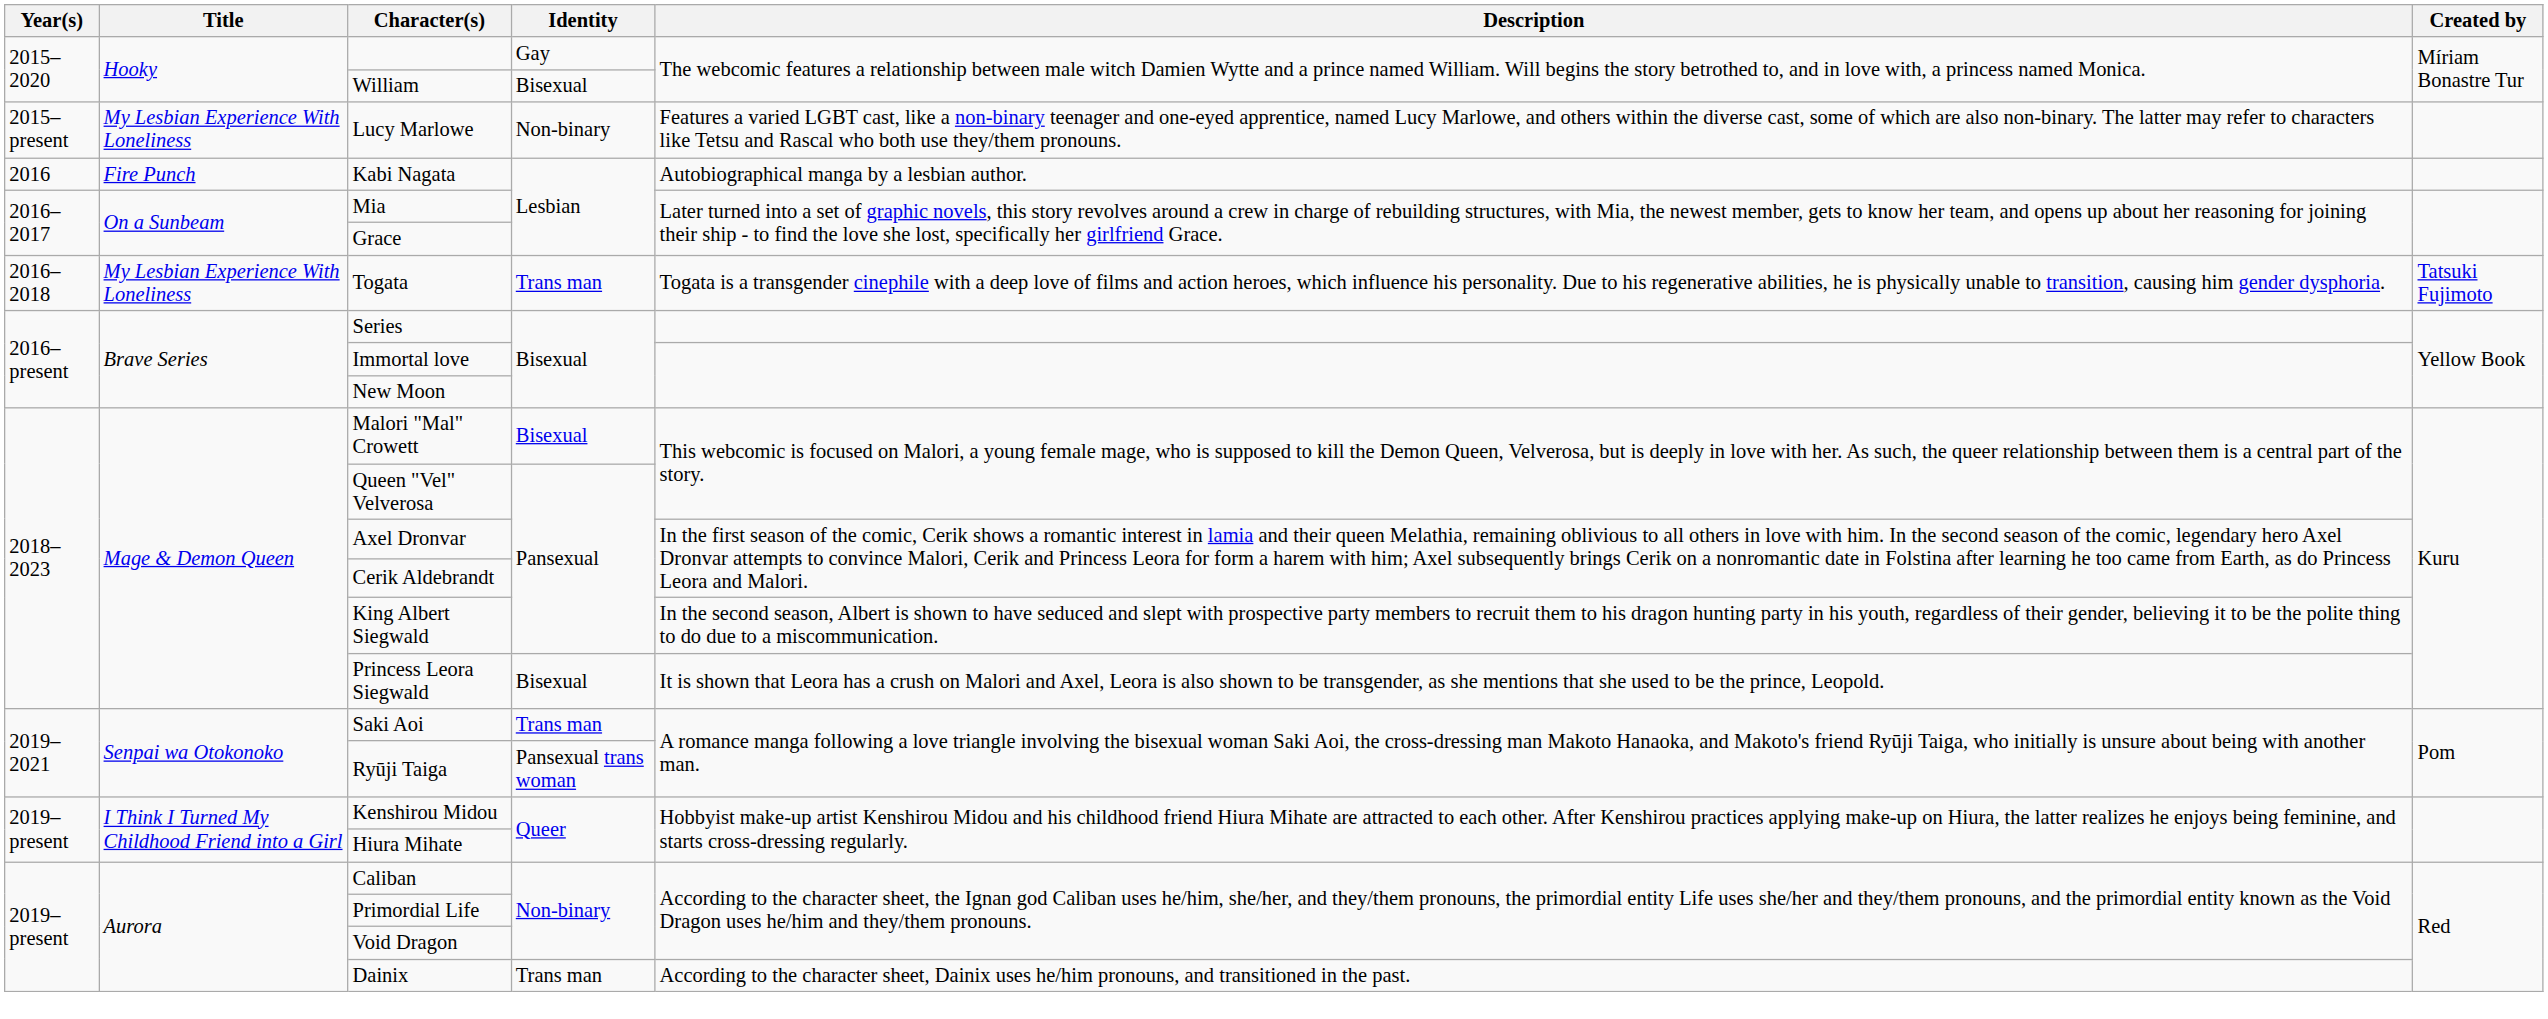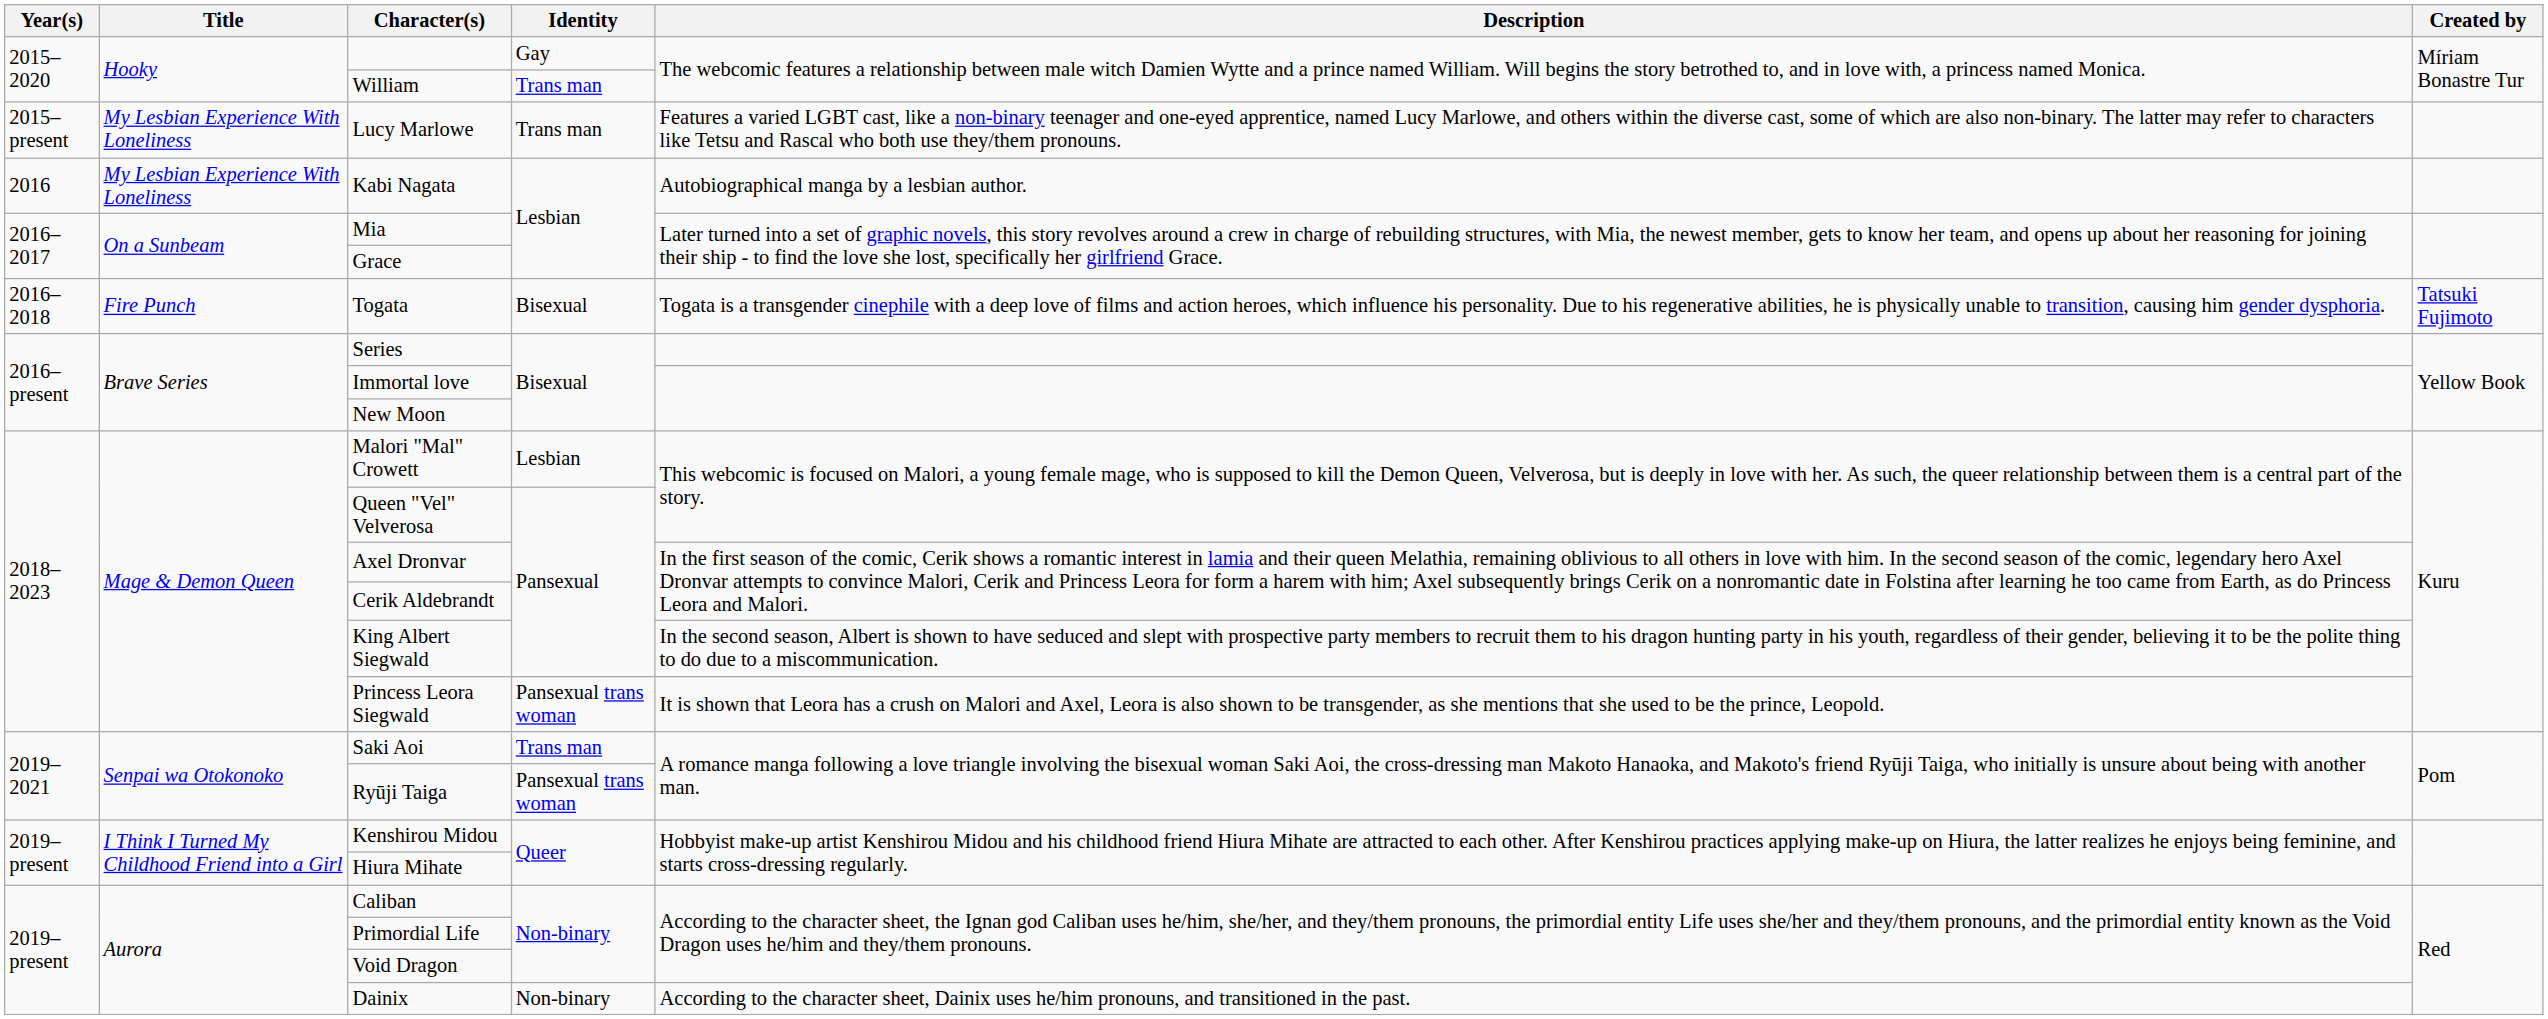(552, 85) Bisexual -> (559, 85) Trans man
(563, 129) Non-binary -> (559, 129) Trans man
(150, 173) Fire Punch -> (222, 185) My Lesbian Experience With Loneliness
(222, 282) My Lesbian Experience With Loneliness -> (150, 305) Fire Punch
(559, 282) Trans man -> (552, 305) Bisexual
(552, 435) Bisexual -> (548, 458) Lesbian
(552, 680) Bisexual -> (580, 703) Pansexual trans woman
(559, 975) Trans man -> (563, 998) Non-binary
